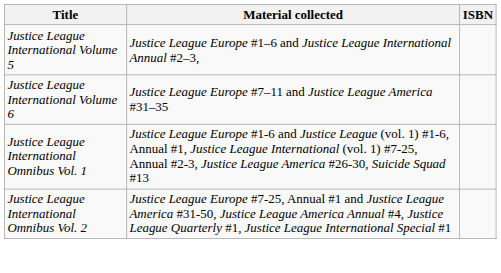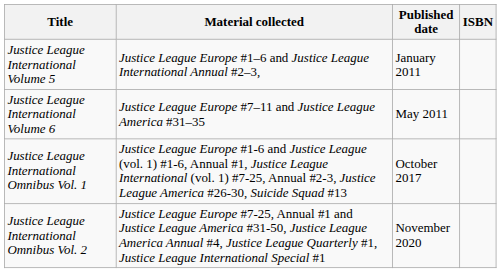+ column: (426, 22)
